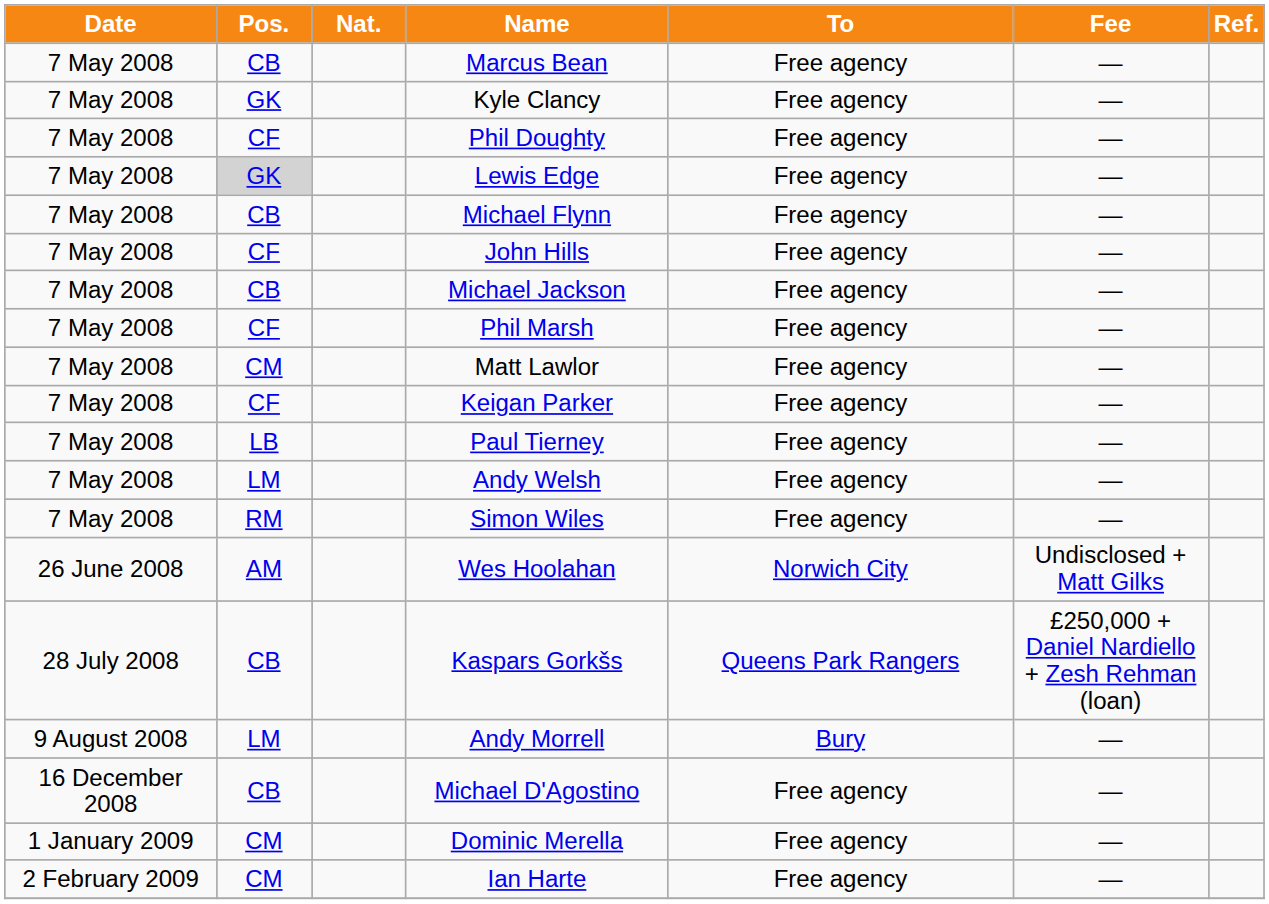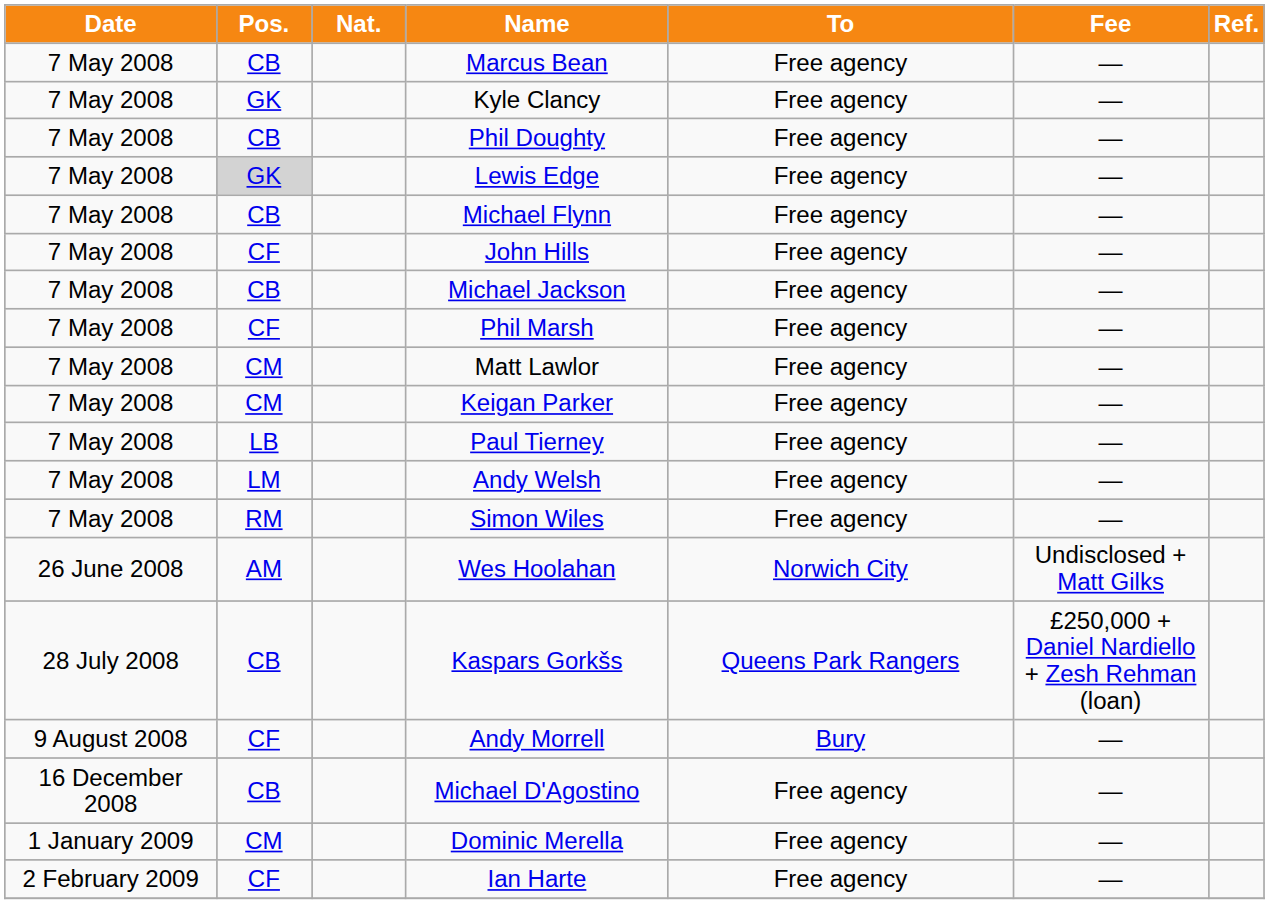(264, 138) CF -> (264, 138) CB
(264, 404) CF -> (264, 404) CM
(264, 739) LM -> (264, 739) CF
(264, 880) CM -> (264, 880) CF
